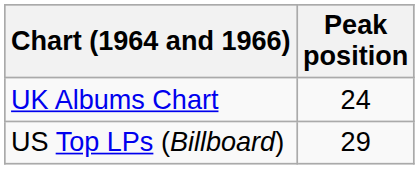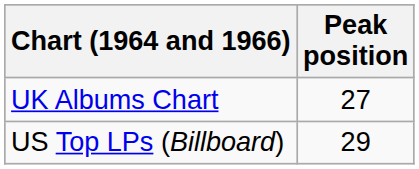(356, 99) 24 -> (356, 99) 27
